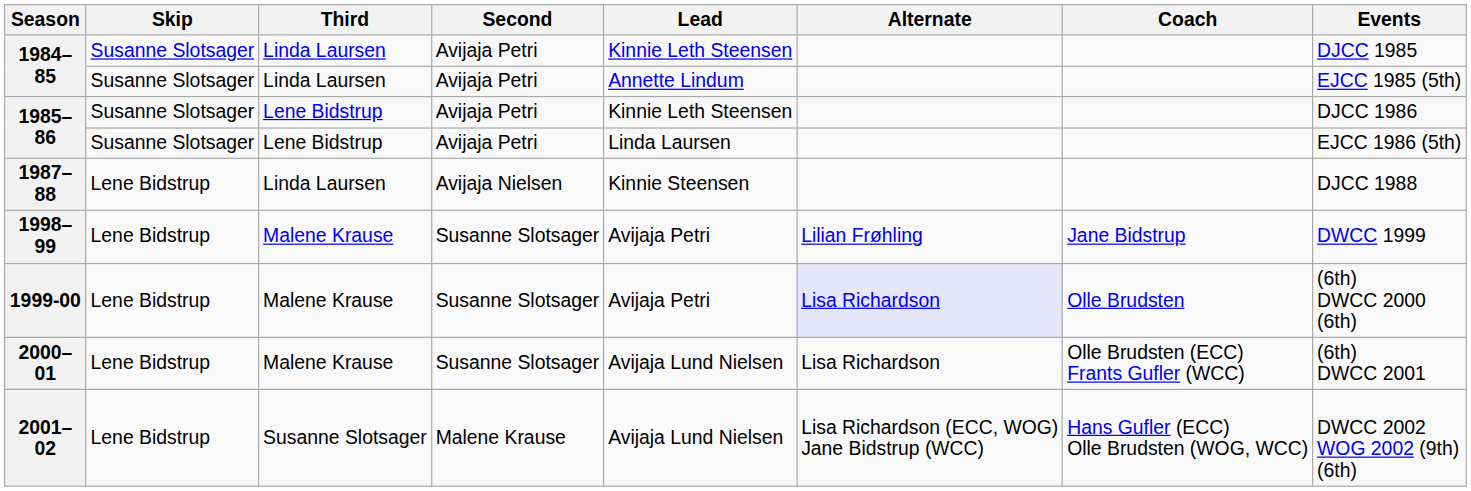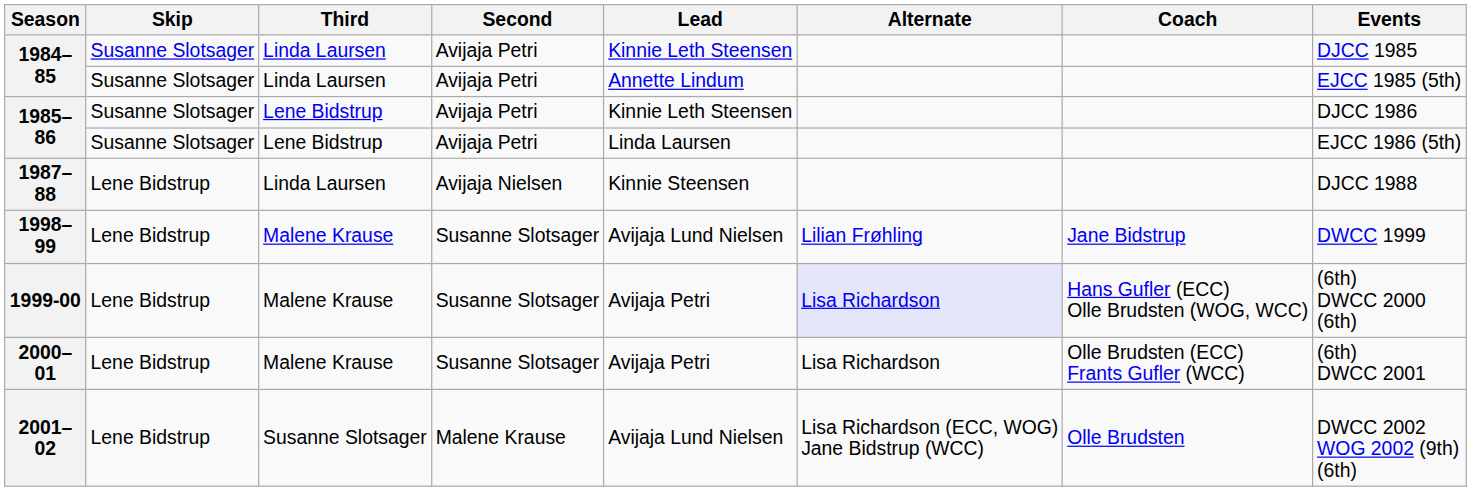(659, 236) Avijaja Petri -> (696, 236) Avijaja Lund Nielsen
(1126, 300) Olle Brudsten -> (1188, 300) Hans Gufler (ECC) Olle Brudsten (WOG, WCC)
(696, 363) Avijaja Lund Nielsen -> (659, 363) Avijaja Petri
(1188, 437) Hans Gufler (ECC) Olle Brudsten (WOG, WCC) -> (1126, 437) Olle Brudsten
